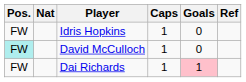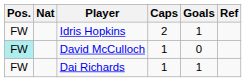(164, 31) 1 -> (164, 31) 2
(199, 31) 0 -> (199, 31) 1
(199, 67) pink background -> (199, 67) no background
